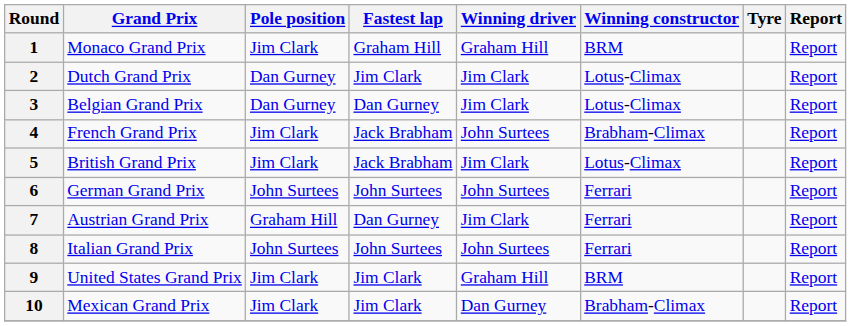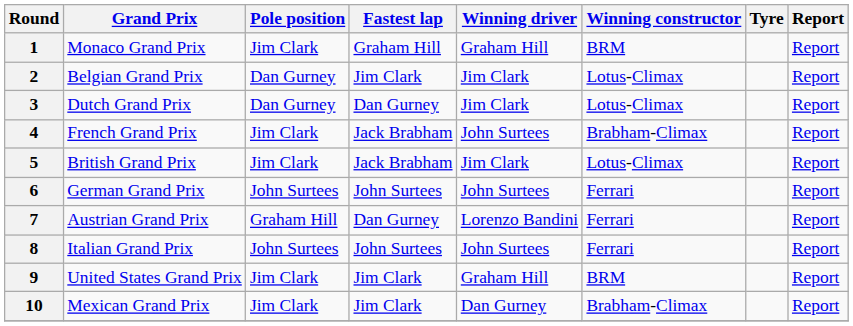(129, 75) Dutch Grand Prix -> (135, 75) Belgian Grand Prix
(135, 104) Belgian Grand Prix -> (129, 104) Dutch Grand Prix
(495, 219) Jim Clark -> (519, 219) Lorenzo Bandini
